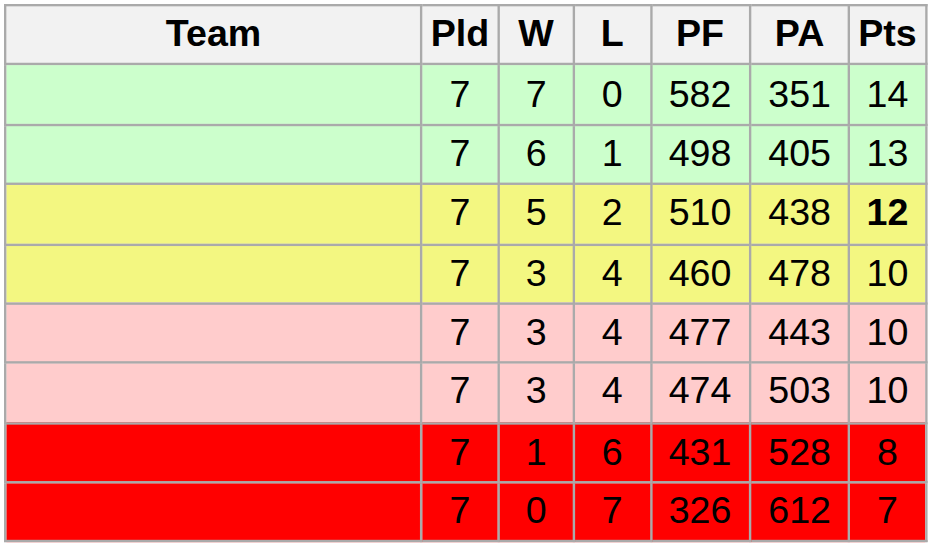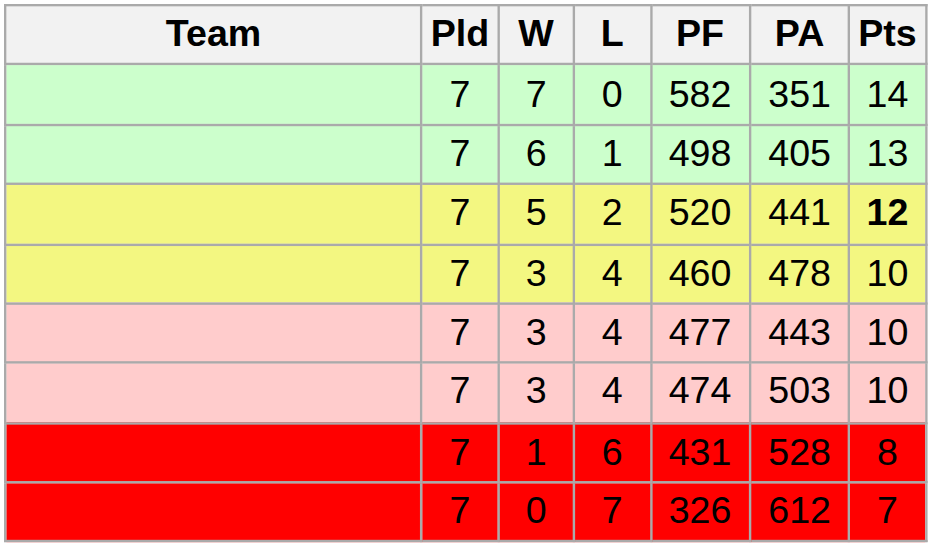(700, 213) 510 -> (700, 213) 520
(800, 213) 438 -> (800, 213) 441
